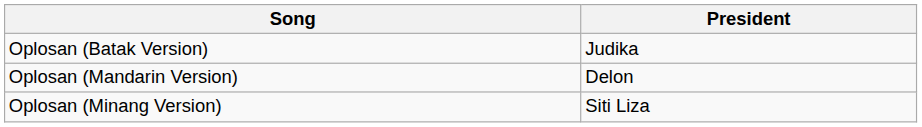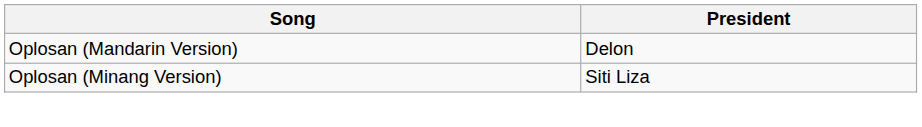- row: (109, 48)
